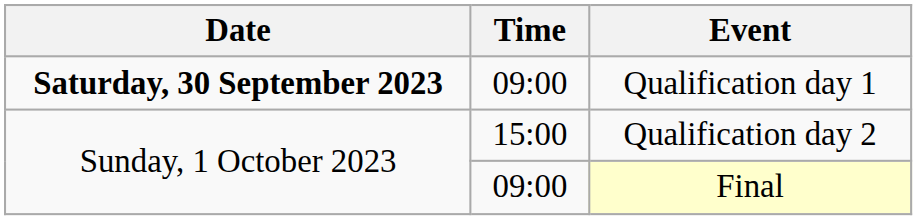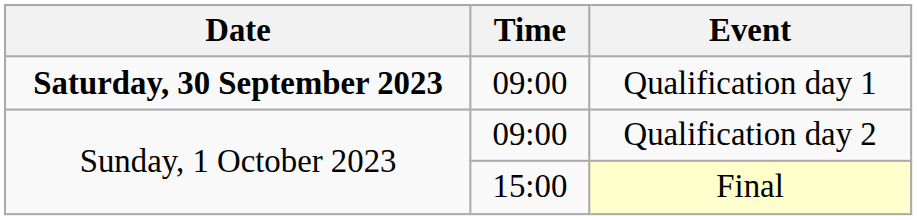(530, 134) 15:00 -> (530, 134) 09:00
(530, 186) 09:00 -> (530, 186) 15:00
